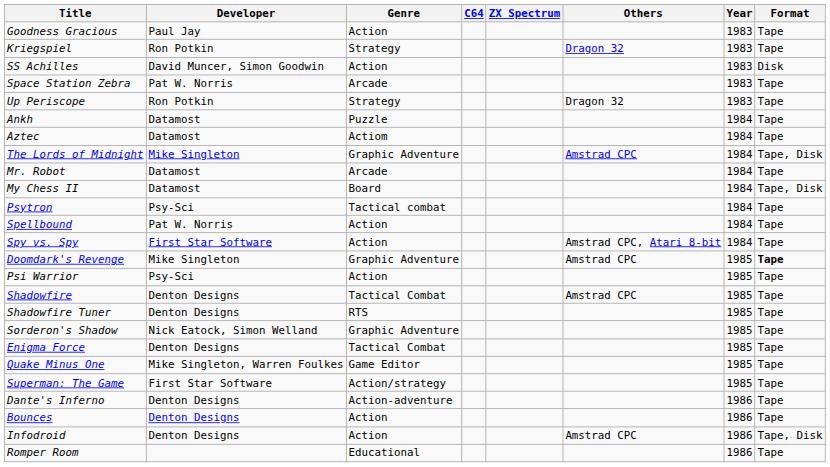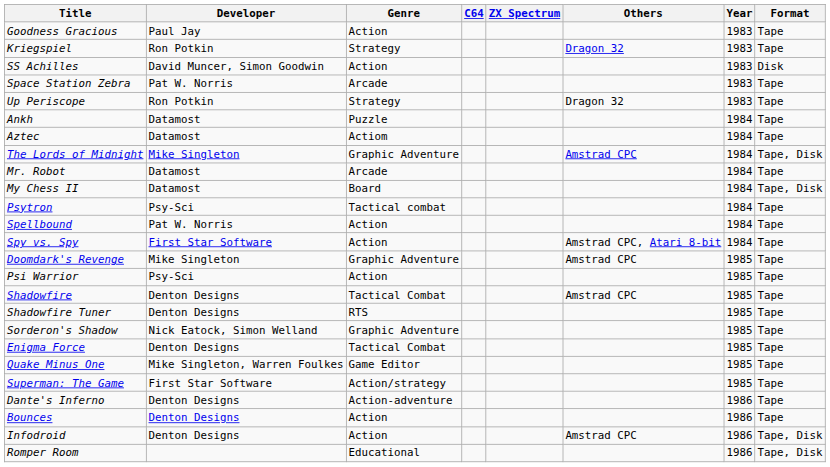(771, 259) bold -> (771, 259) normal
(771, 453) Tape -> (790, 453) Tape, Disk
